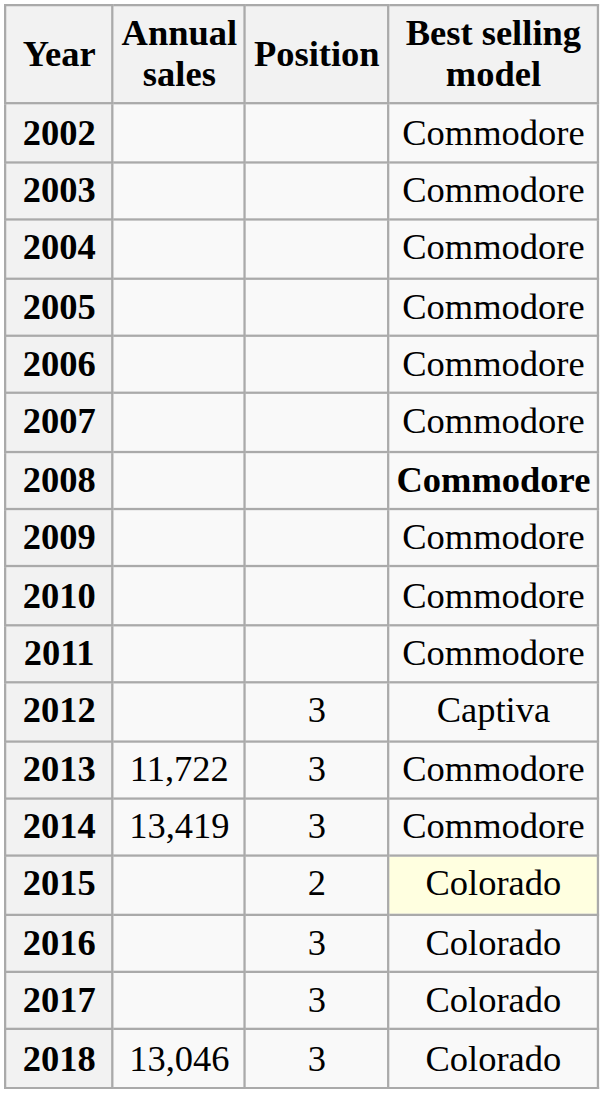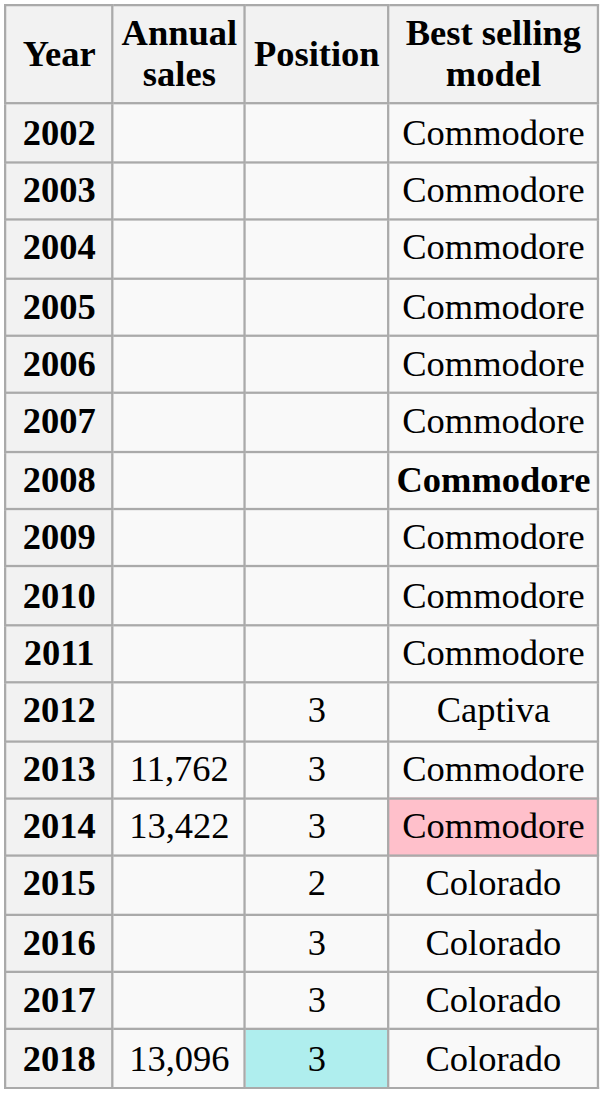(179, 768) 11,722 -> (179, 768) 11,762
(179, 826) 13,419 -> (179, 826) 13,422
(493, 826) no background -> (493, 826) pink background
(493, 884) lightyellow background -> (493, 884) no background
(179, 1058) 13,046 -> (179, 1058) 13,096
(317, 1058) no background -> (317, 1058) paleturquoise background
